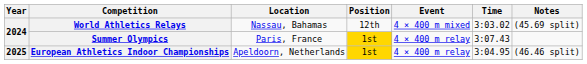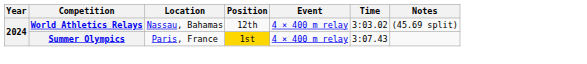(432, 25) 4 × 400 m mixed -> (310, 25) 4 × 400 m relay
- row: (130, 53)
